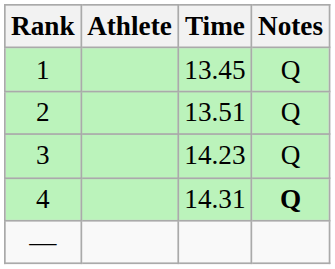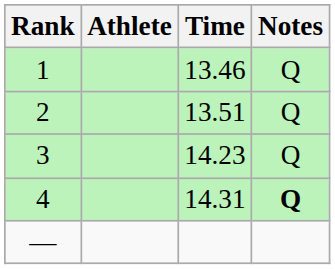(215, 69) 13.45 -> (215, 69) 13.46
